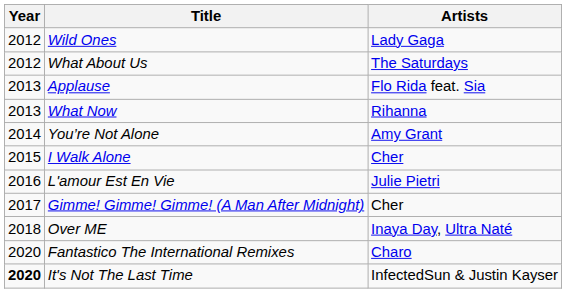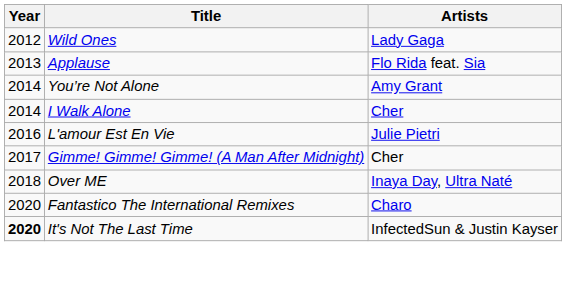- row: (98, 63)
- row: (82, 110)
(24, 157) 2015 -> (24, 110) 2014
